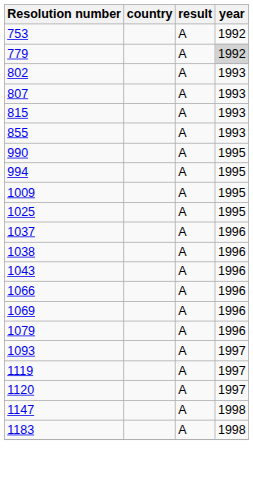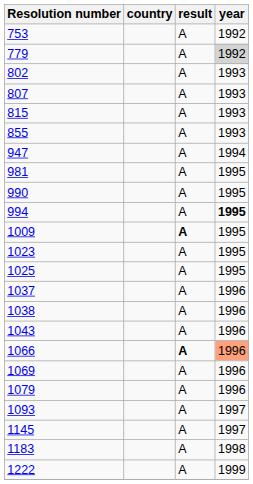+ row: (18, 152)
+ row: (18, 172)
(232, 172) normal -> (232, 212) bold
(182, 192) normal -> (183, 232) bold
+ row: (21, 251)
(182, 291) normal -> (183, 350) bold
(232, 291) no background -> (232, 350) lightsalmon background
- row: (20, 370)
- row: (21, 390)
+ row: (21, 430)
- row: (21, 410)
+ row: (21, 469)
